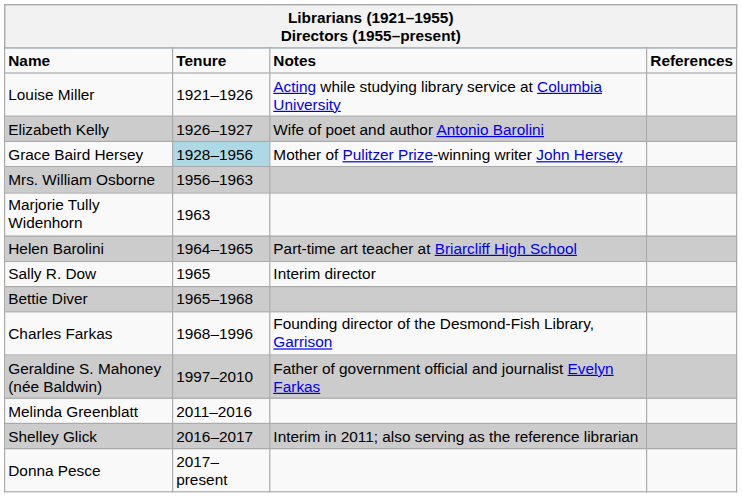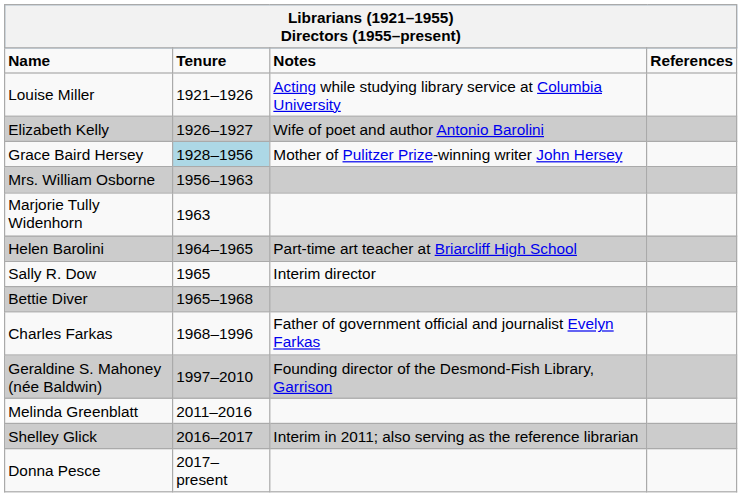(434, 333) Founding director of the Desmond-Fish Library, Garrison -> (444, 333) Father of government official and journalist Evelyn Farkas
(444, 376) Father of government official and journalist Evelyn Farkas -> (434, 376) Founding director of the Desmond-Fish Library, Garrison
